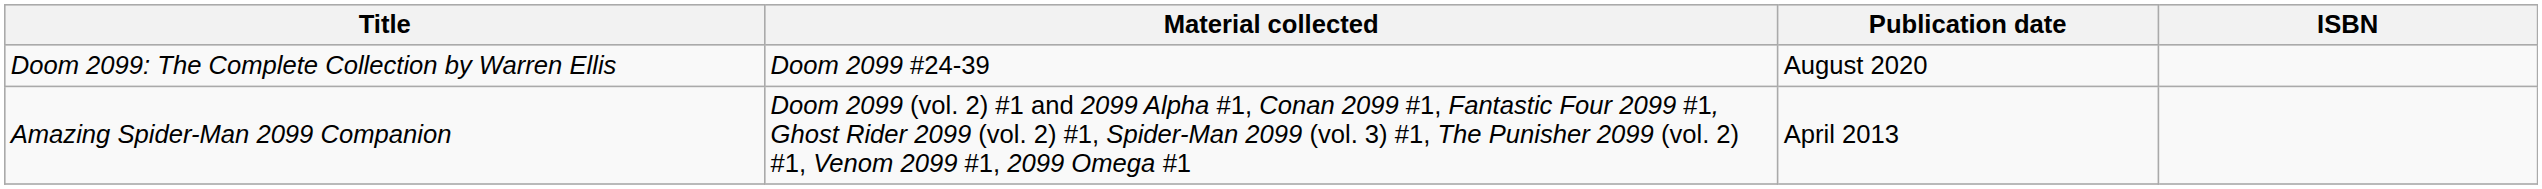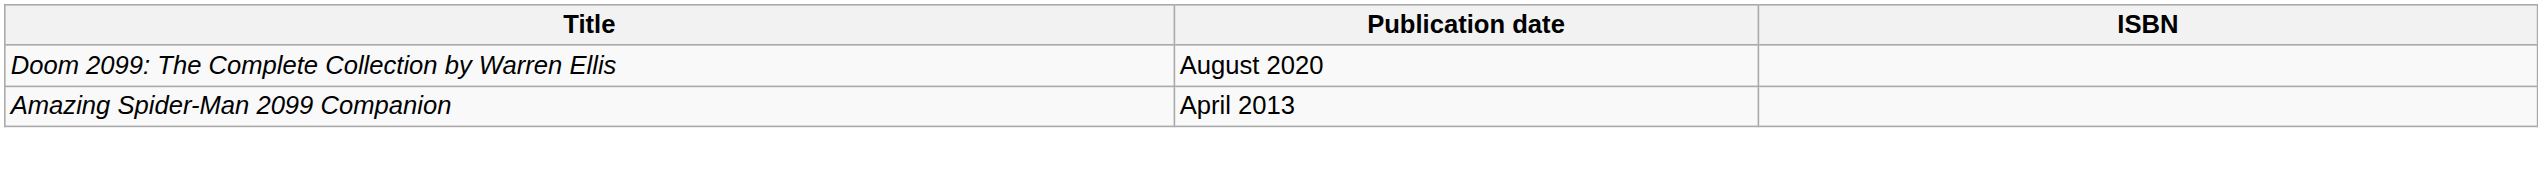- column: (1271, 24)
